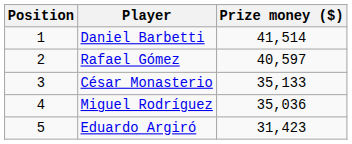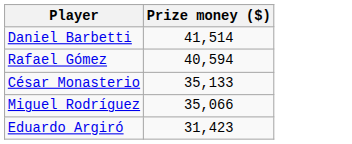- column: (41, 16)
(281, 61) 40,597 -> (209, 61) 40,594
(281, 106) 35,036 -> (209, 106) 35,066
